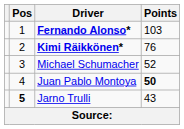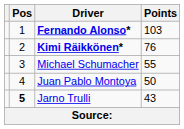(150, 64) 52 -> (150, 64) 55
(150, 81) bold -> (150, 81) normal
